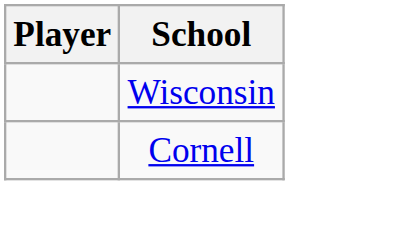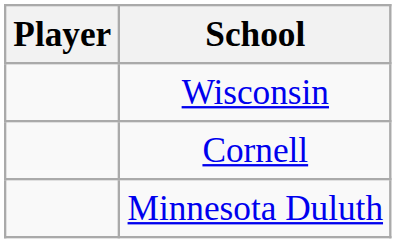+ row: (255, 208)
